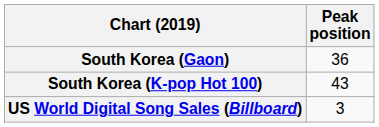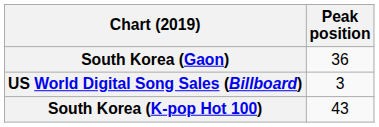rows swapped: (155, 84) <-> (155, 109)
